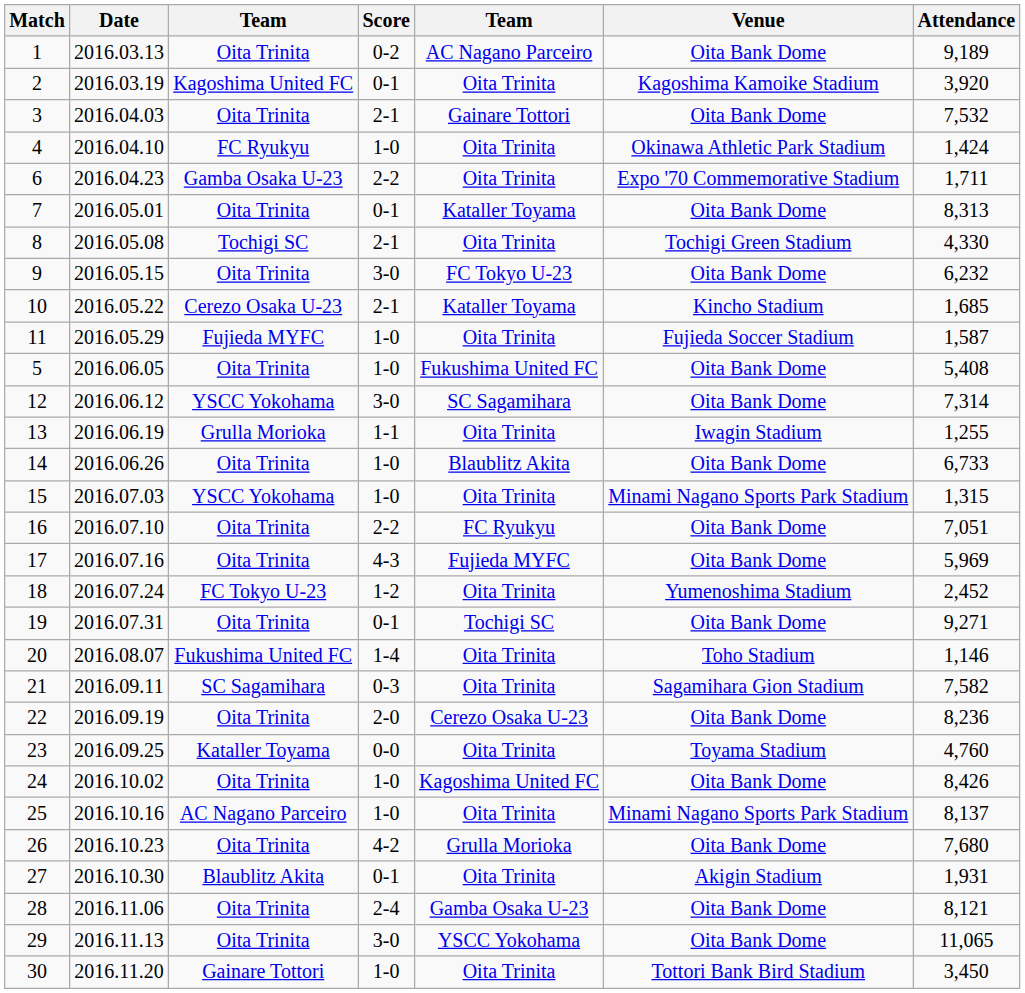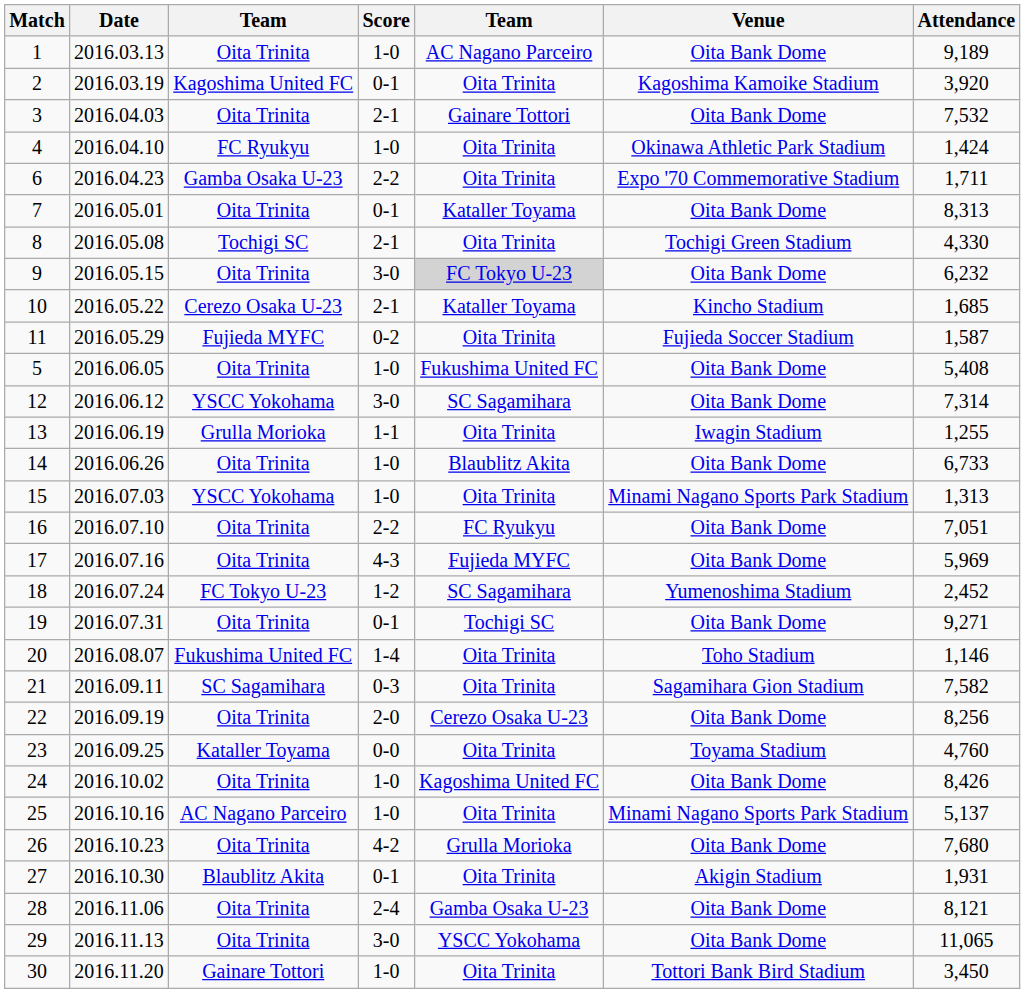(386, 52) 0-2 -> (386, 52) 1-0
(509, 274) no background -> (509, 274) lightgrey background
(386, 337) 1-0 -> (386, 337) 0-2
(966, 496) 1,315 -> (966, 496) 1,313
(509, 591) Oita Trinita -> (509, 591) SC Sagamihara
(966, 718) 8,236 -> (966, 718) 8,256
(966, 813) 8,137 -> (966, 813) 5,137
